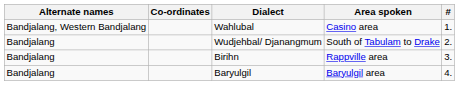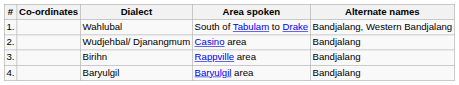columns swapped: (448, 12) <-> (76, 12)
(352, 27) Casino area -> (251, 27) South of Tabulam to Drake
(383, 42) South of Tabulam to Drake -> (220, 42) Casino area
